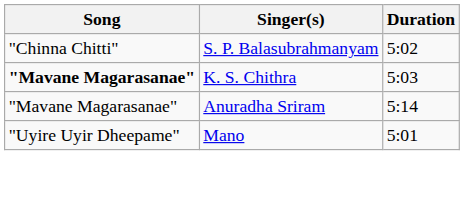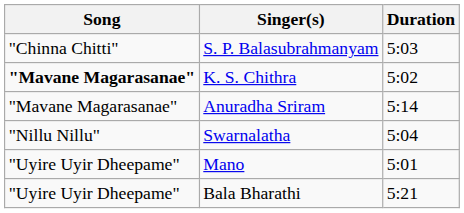(402, 48) 5:02 -> (402, 48) 5:03
(402, 77) 5:03 -> (402, 77) 5:02
+ row: (247, 135)
+ row: (252, 193)
